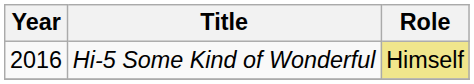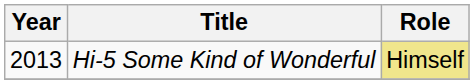(36, 60) 2016 -> (36, 60) 2013
